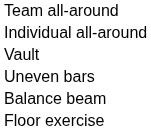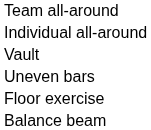rows swapped: (55, 98) <-> (54, 120)
